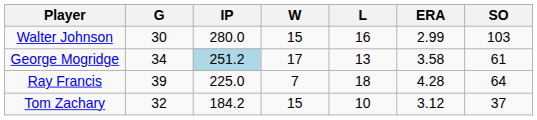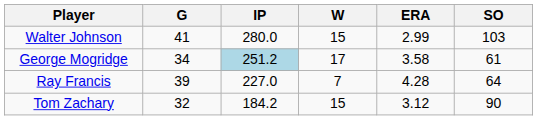- column: (363, 15)
(159, 37) 30 -> (182, 37) 41
(227, 81) 225.0 -> (260, 81) 227.0
(499, 103) 37 -> (494, 103) 90
